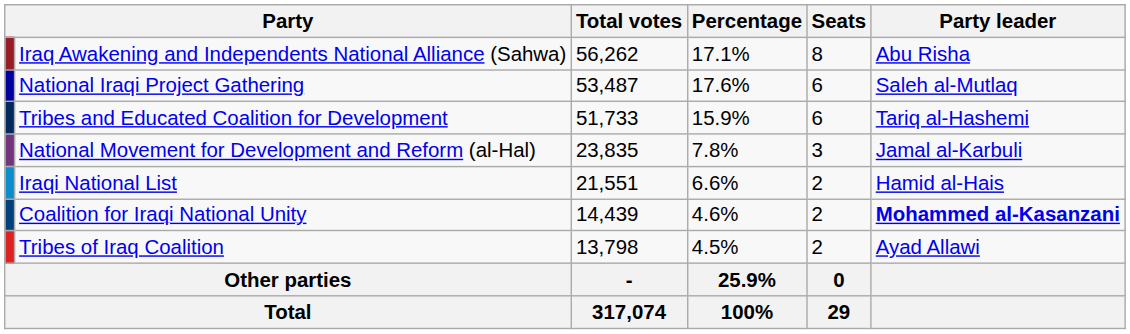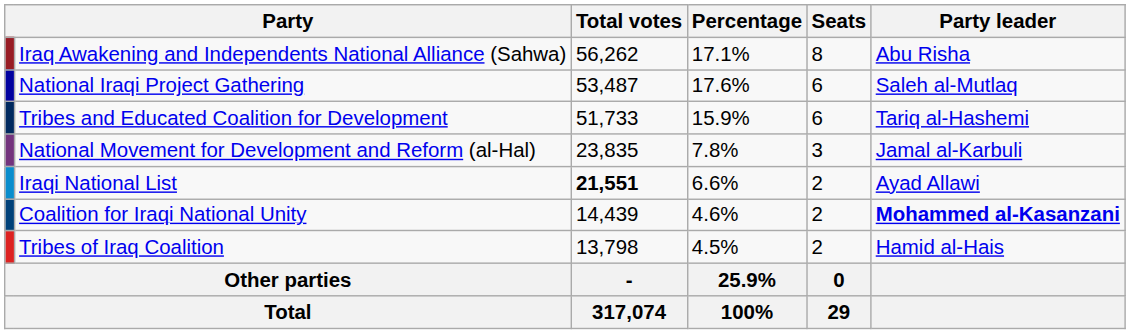(607, 183) normal -> (607, 183) bold
(940, 183) Hamid al-Hais -> (928, 183) Ayad Allawi
(928, 247) Ayad Allawi -> (940, 247) Hamid al-Hais
